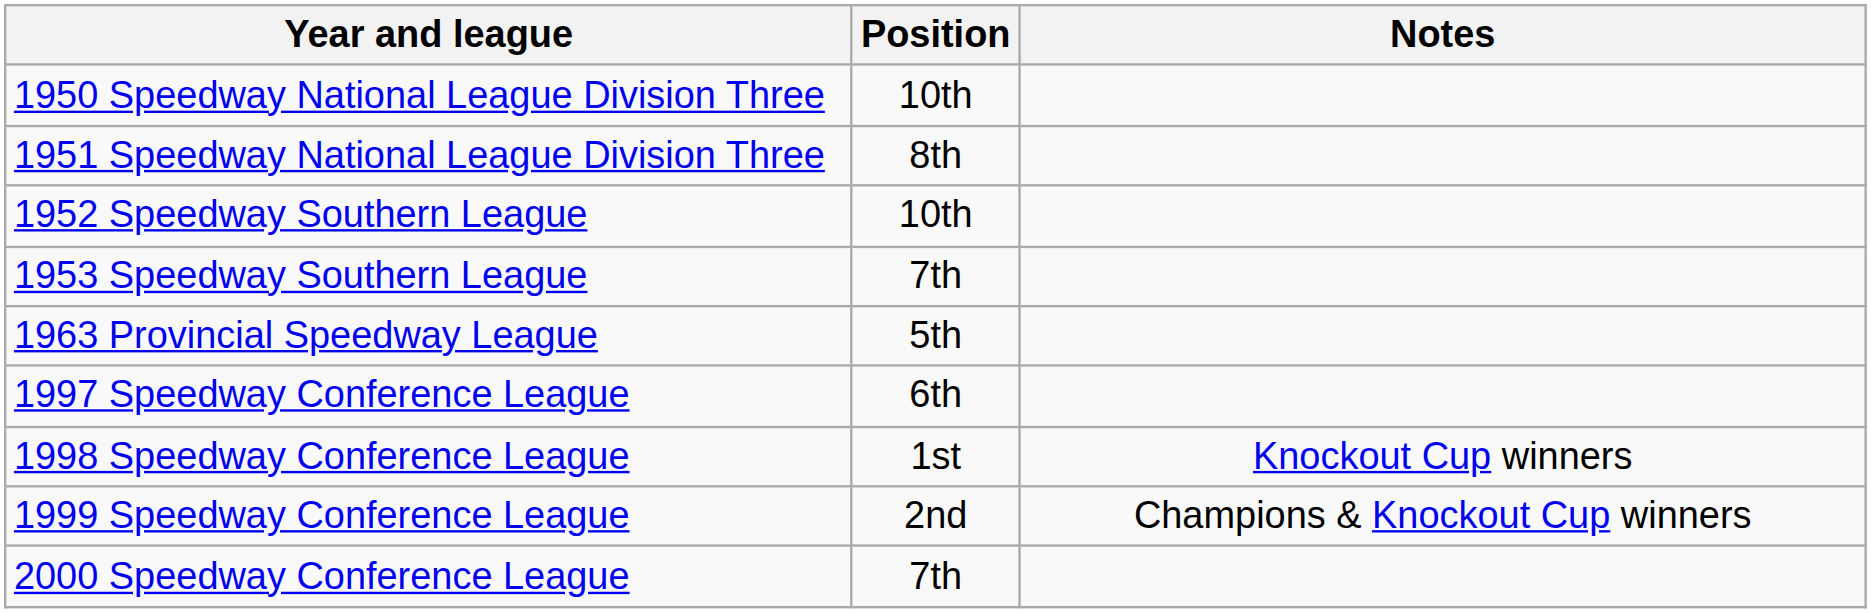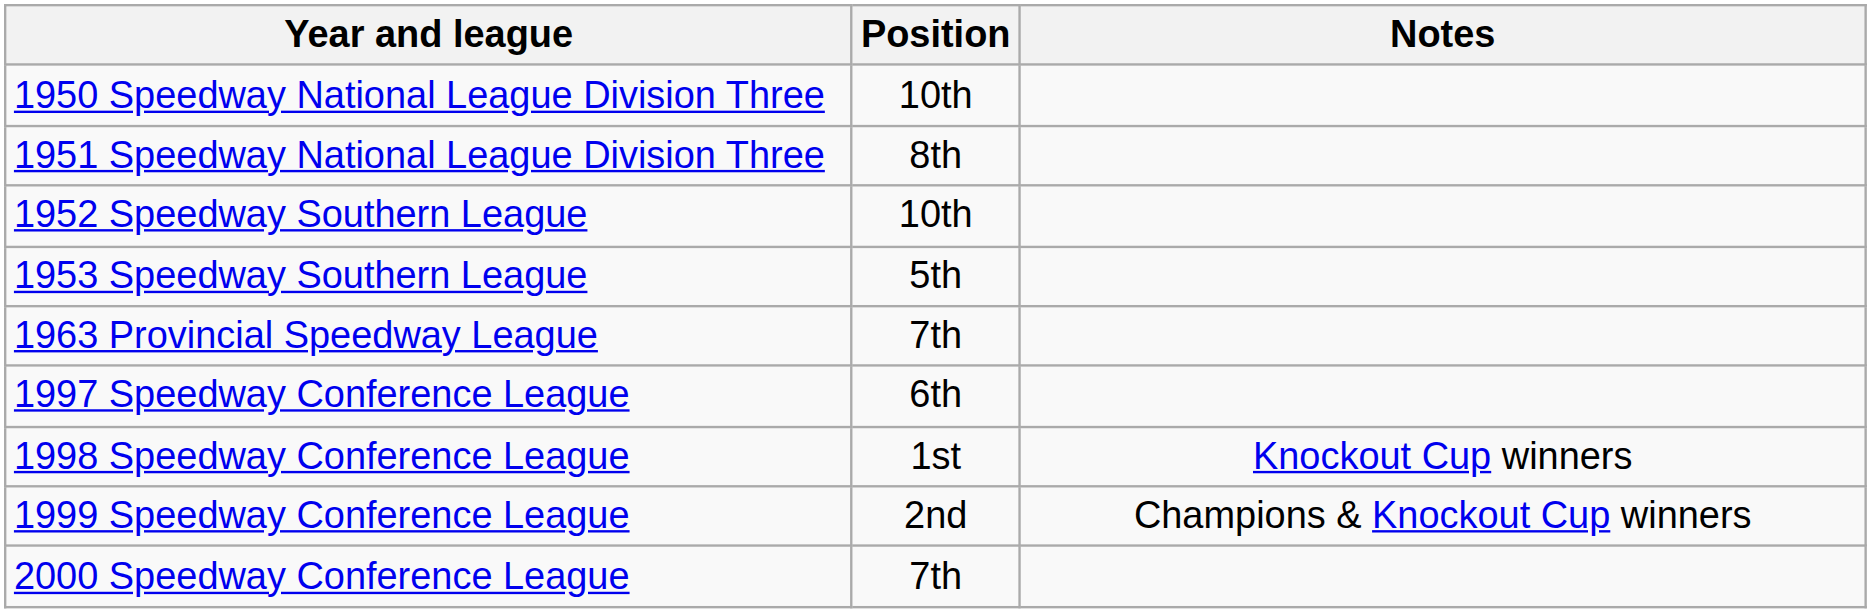(936, 275) 7th -> (936, 275) 5th
(936, 335) 5th -> (936, 335) 7th
